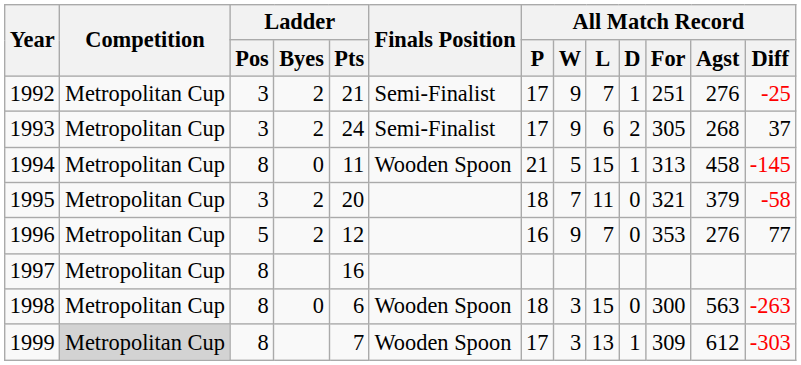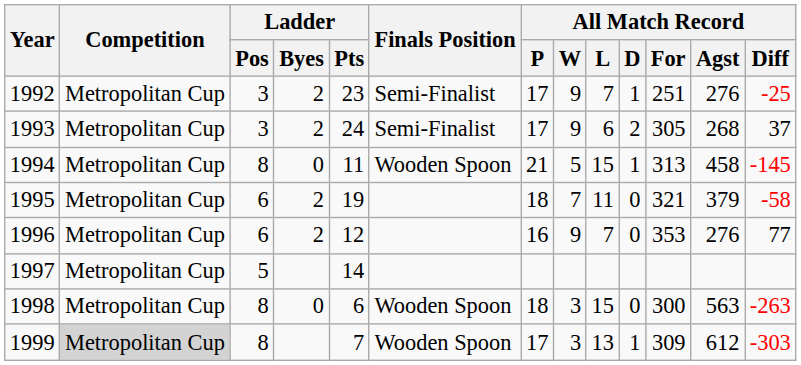(353, 93) 21 -> (353, 93) 23
(263, 199) 3 -> (263, 199) 6
(353, 199) 20 -> (353, 199) 19
(263, 235) 5 -> (263, 235) 6
(263, 270) 8 -> (263, 270) 5
(353, 270) 16 -> (353, 270) 14
